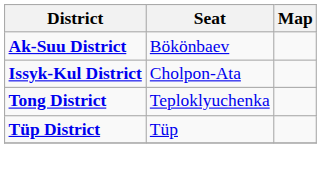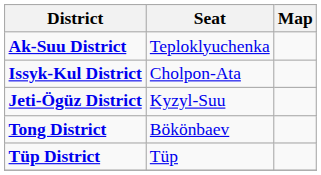(190, 45) Bökönbaev -> (210, 45) Teploklyuchenka
+ row: (75, 101)
(210, 101) Teploklyuchenka -> (190, 128) Bökönbaev
